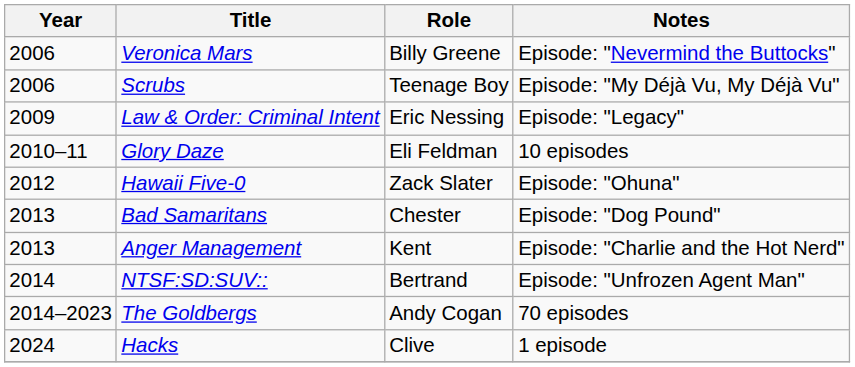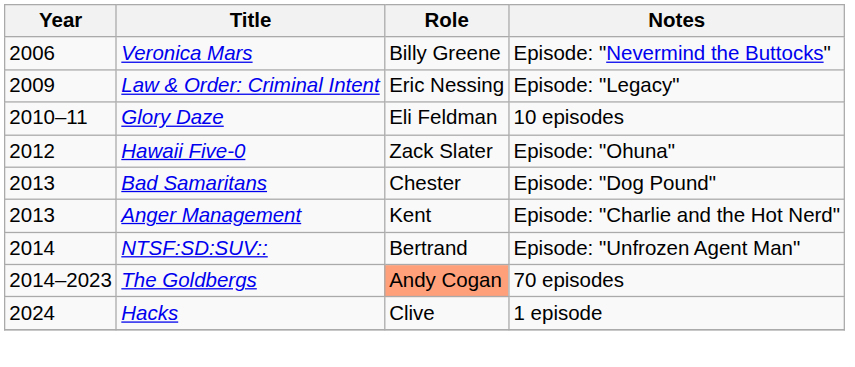- row: (153, 85)
(445, 313) no background -> (445, 280) lightsalmon background
